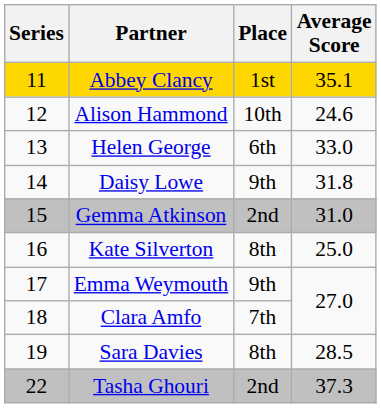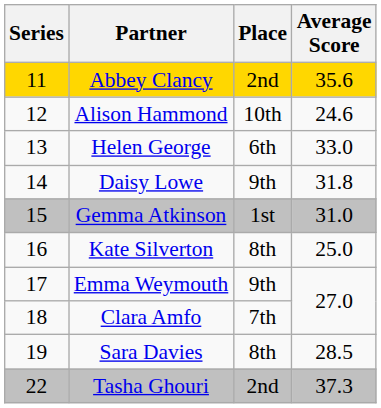(263, 79) 1st -> (263, 79) 2nd
(334, 79) 35.1 -> (334, 79) 35.6
(263, 215) 2nd -> (263, 215) 1st
